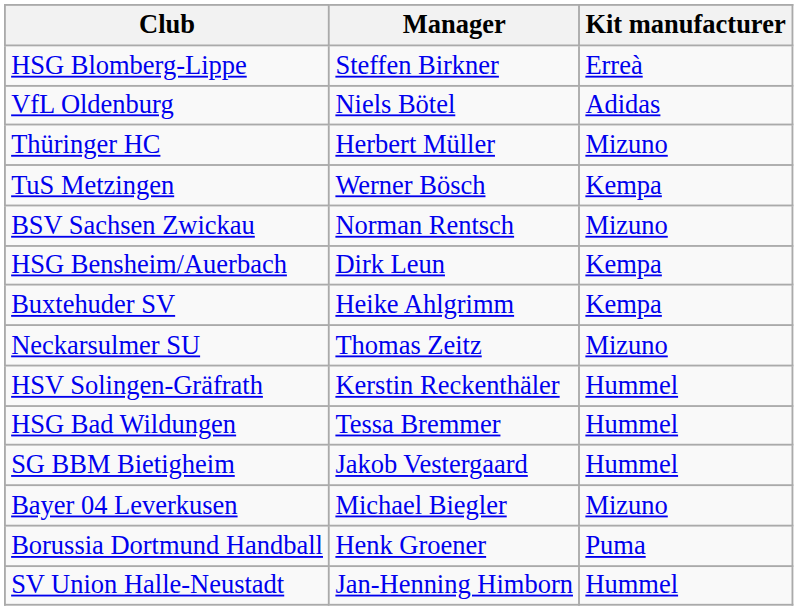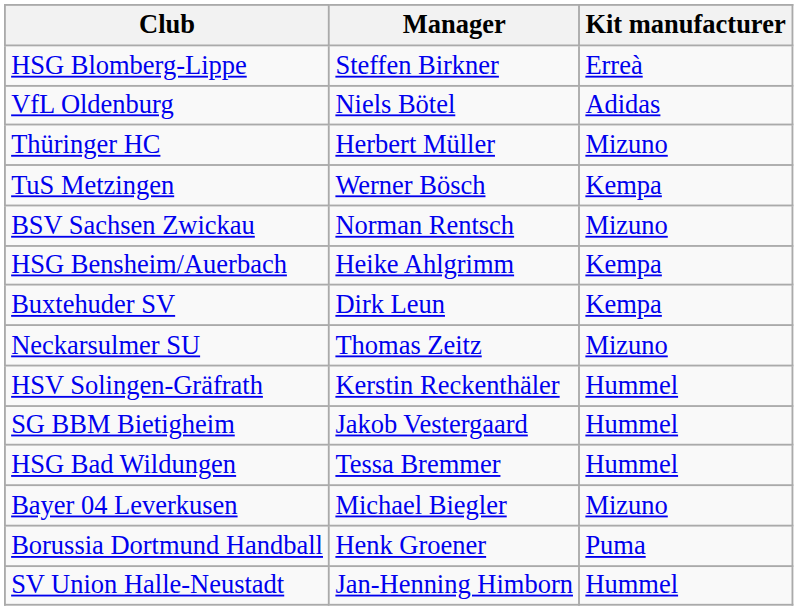(390, 265) Dirk Leun -> (425, 265) Heike Ahlgrimm
(425, 305) Heike Ahlgrimm -> (390, 305) Dirk Leun
rows swapped: (123, 465) <-> (124, 425)
